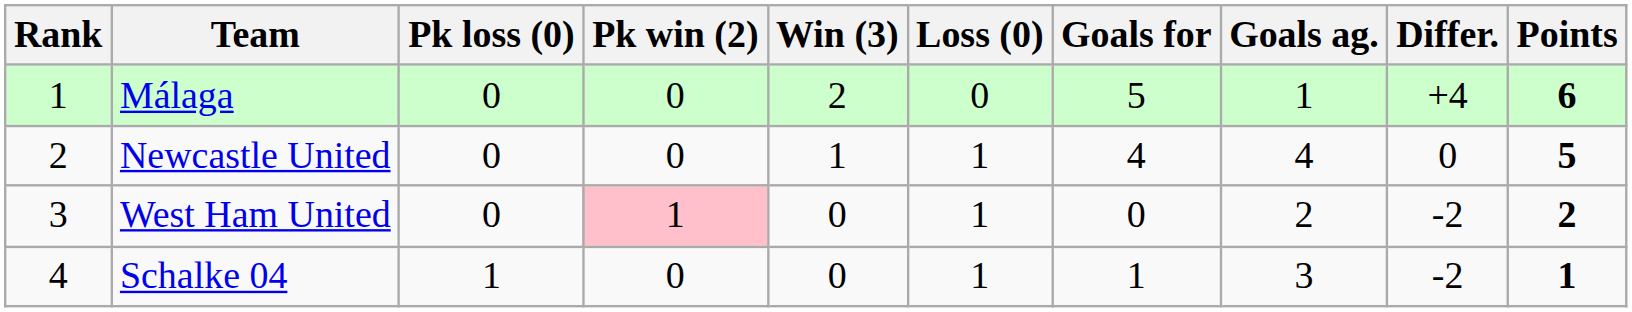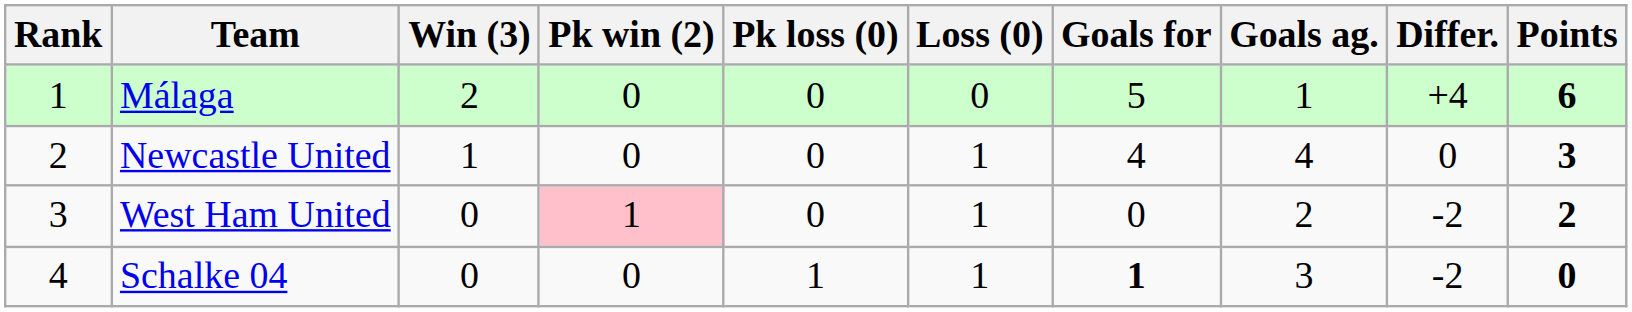columns swapped: (837, 34) <-> (491, 34)
(1567, 154) 5 -> (1567, 154) 3
(1136, 275) normal -> (1136, 275) bold
(1567, 275) 1 -> (1567, 275) 0
